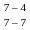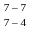rows swapped: (15, 7) <-> (15, 22)
